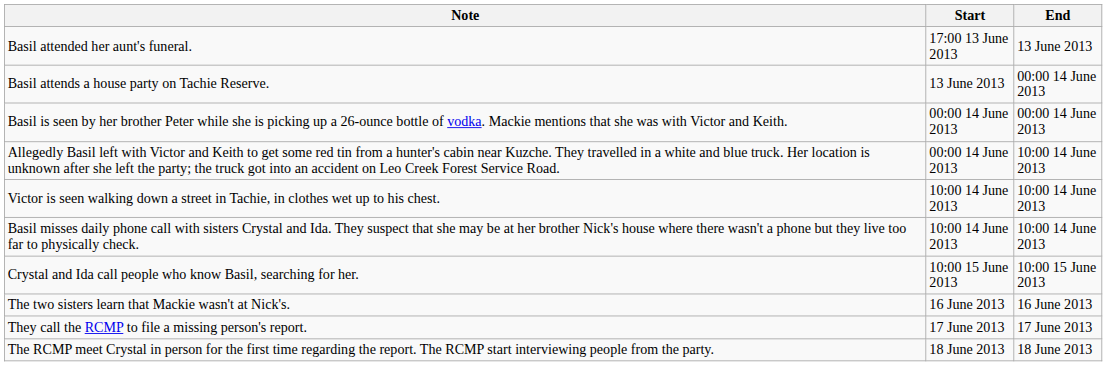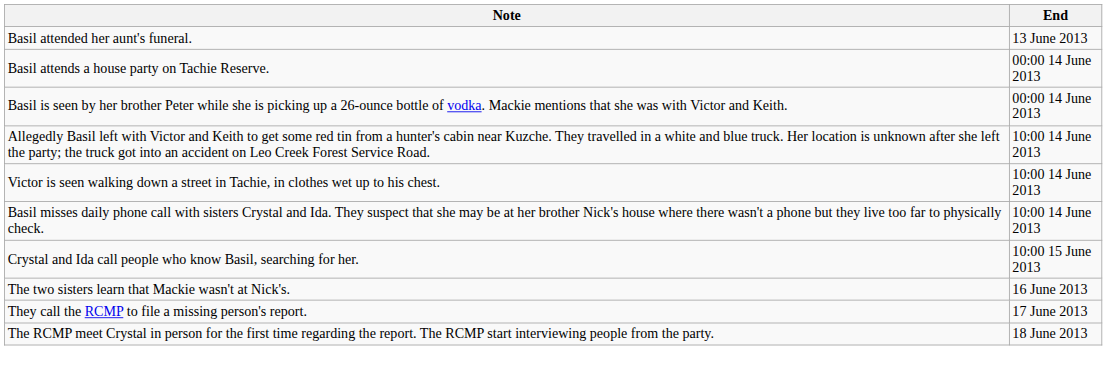- column: (970, 15)
